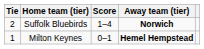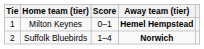rows swapped: (56, 37) <-> (56, 24)
